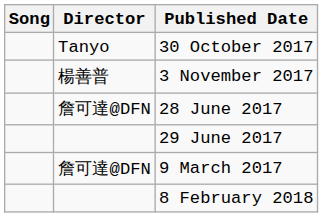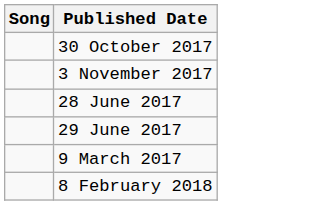- column: (104, 19)
